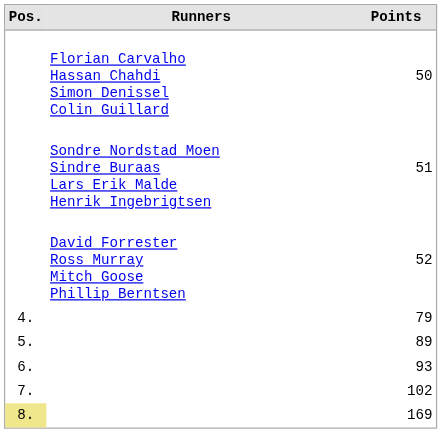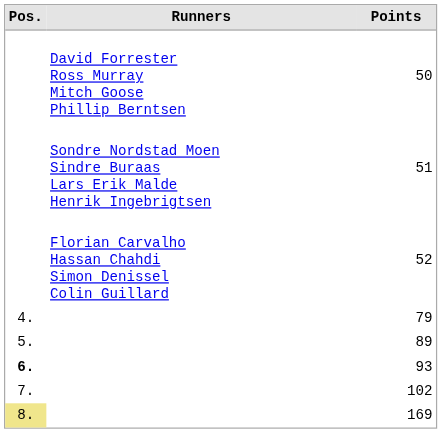(118, 85) Florian Carvalho Hassan Chahdi Simon Denissel Colin Guillard -> (118, 85) David Forrester Ross Murray Mitch Goose Phillip Berntsen
(118, 269) David Forrester Ross Murray Mitch Goose Phillip Berntsen -> (118, 269) Florian Carvalho Hassan Chahdi Simon Denissel Colin Guillard
(26, 367) normal -> (26, 367) bold
